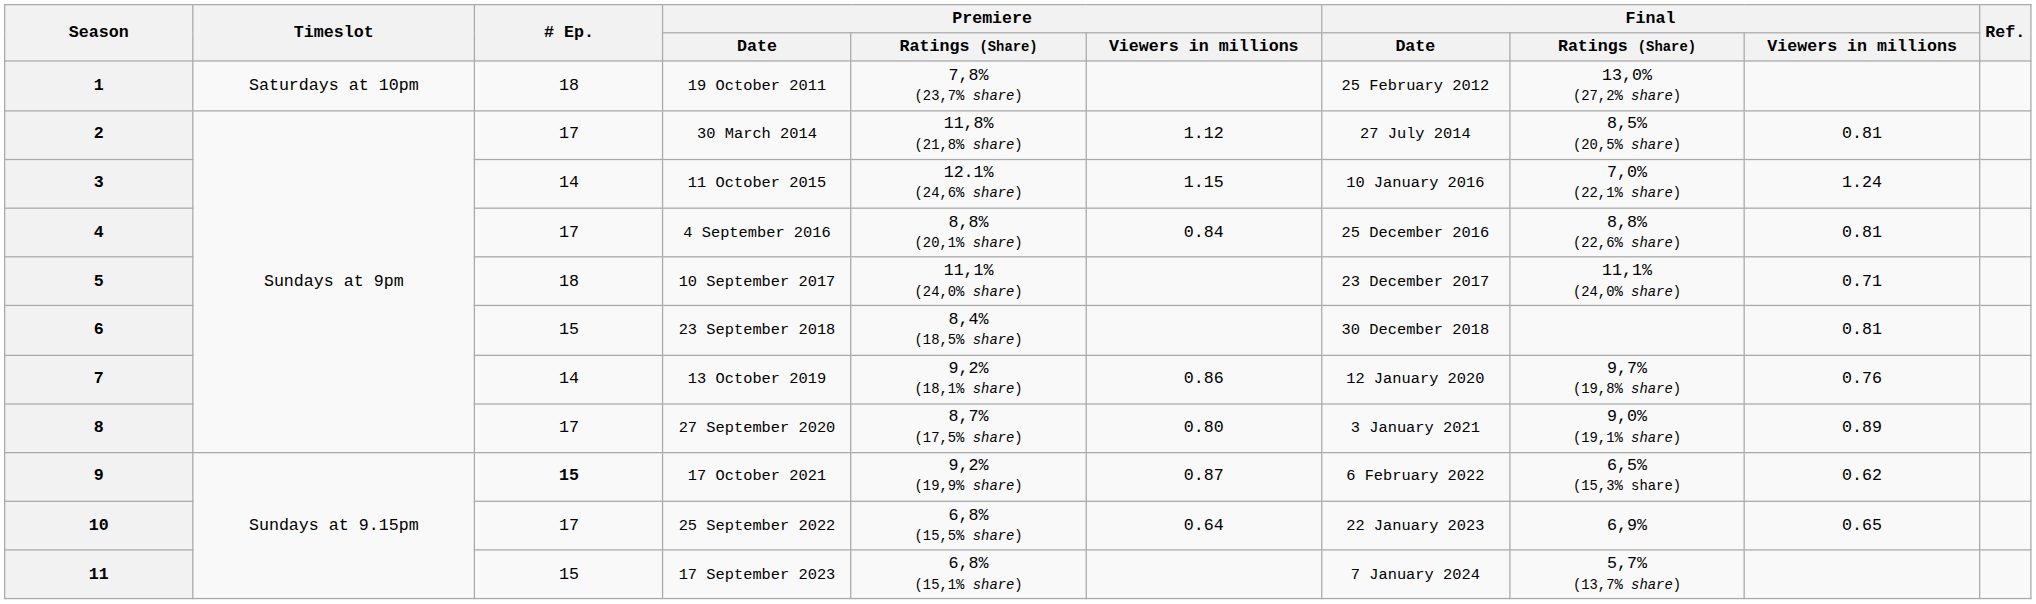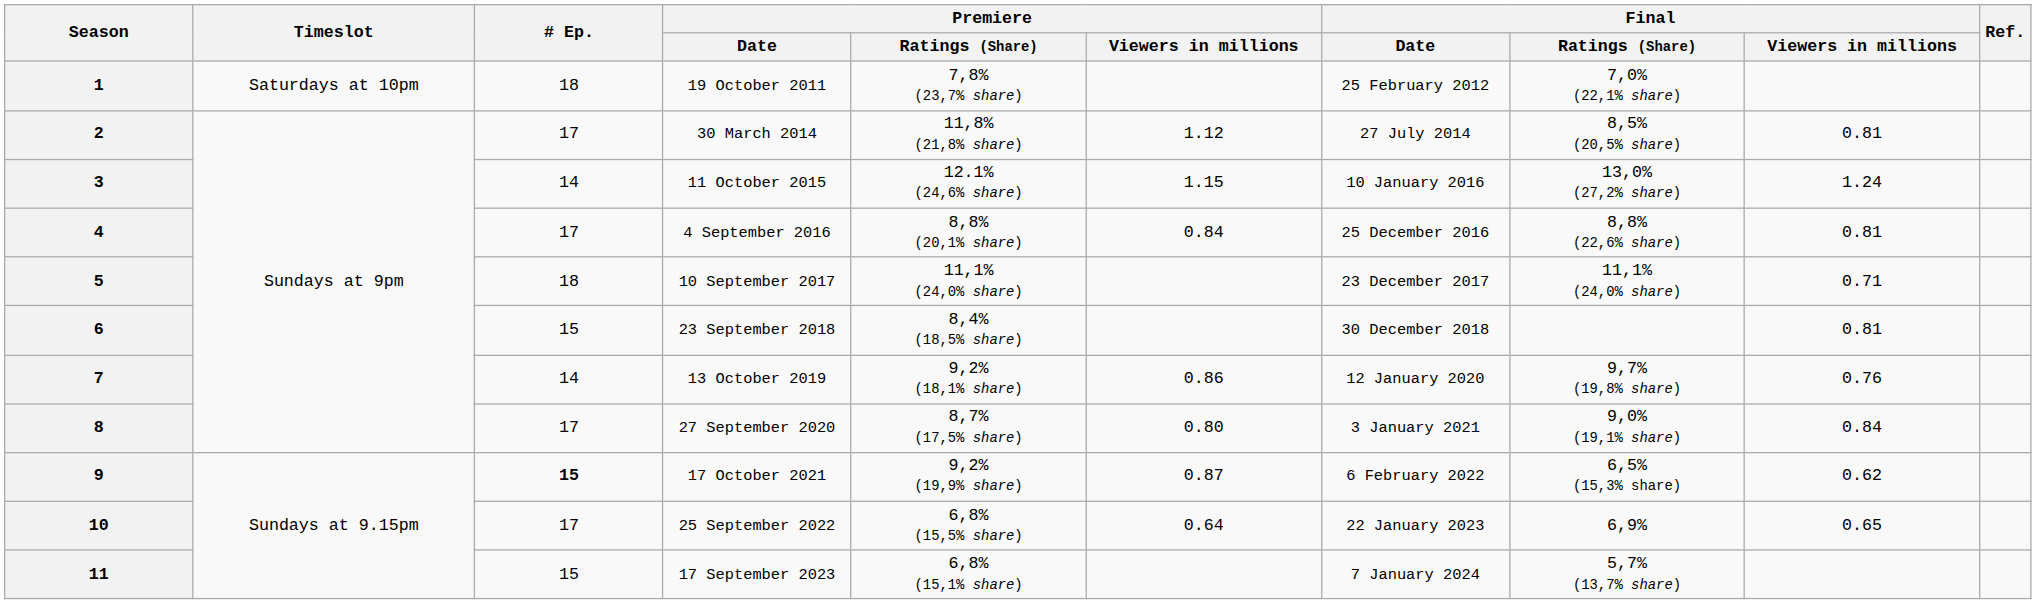(1627, 85) 13,0% (27,2% share) -> (1627, 85) 7,0% (22,1% share)
(1627, 182) 7,0% (22,1% share) -> (1627, 182) 13,0% (27,2% share)
(1862, 427) 0.89 -> (1862, 427) 0.84
